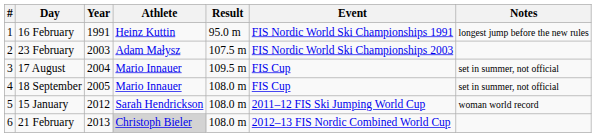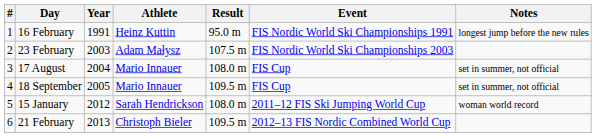(228, 68) 109.5 m -> (228, 68) 108.0 m
(228, 86) 108.0 m -> (228, 86) 109.5 m
(154, 123) lightgrey background -> (154, 123) no background
(228, 123) 108.0 m -> (228, 123) 109.5 m
